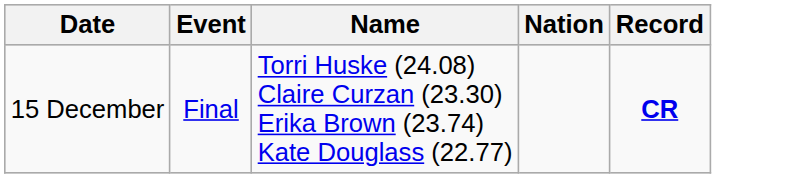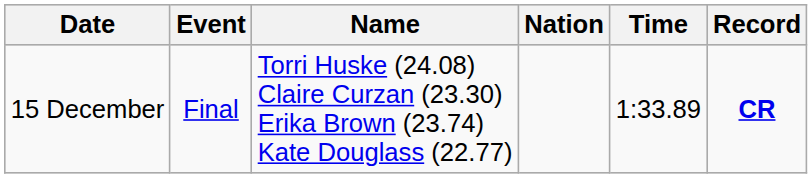+ column: (658, 24)
